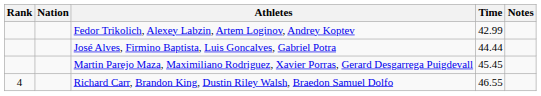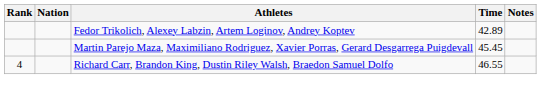(490, 30) 42.99 -> (490, 30) 42.89
- row: (205, 47)
